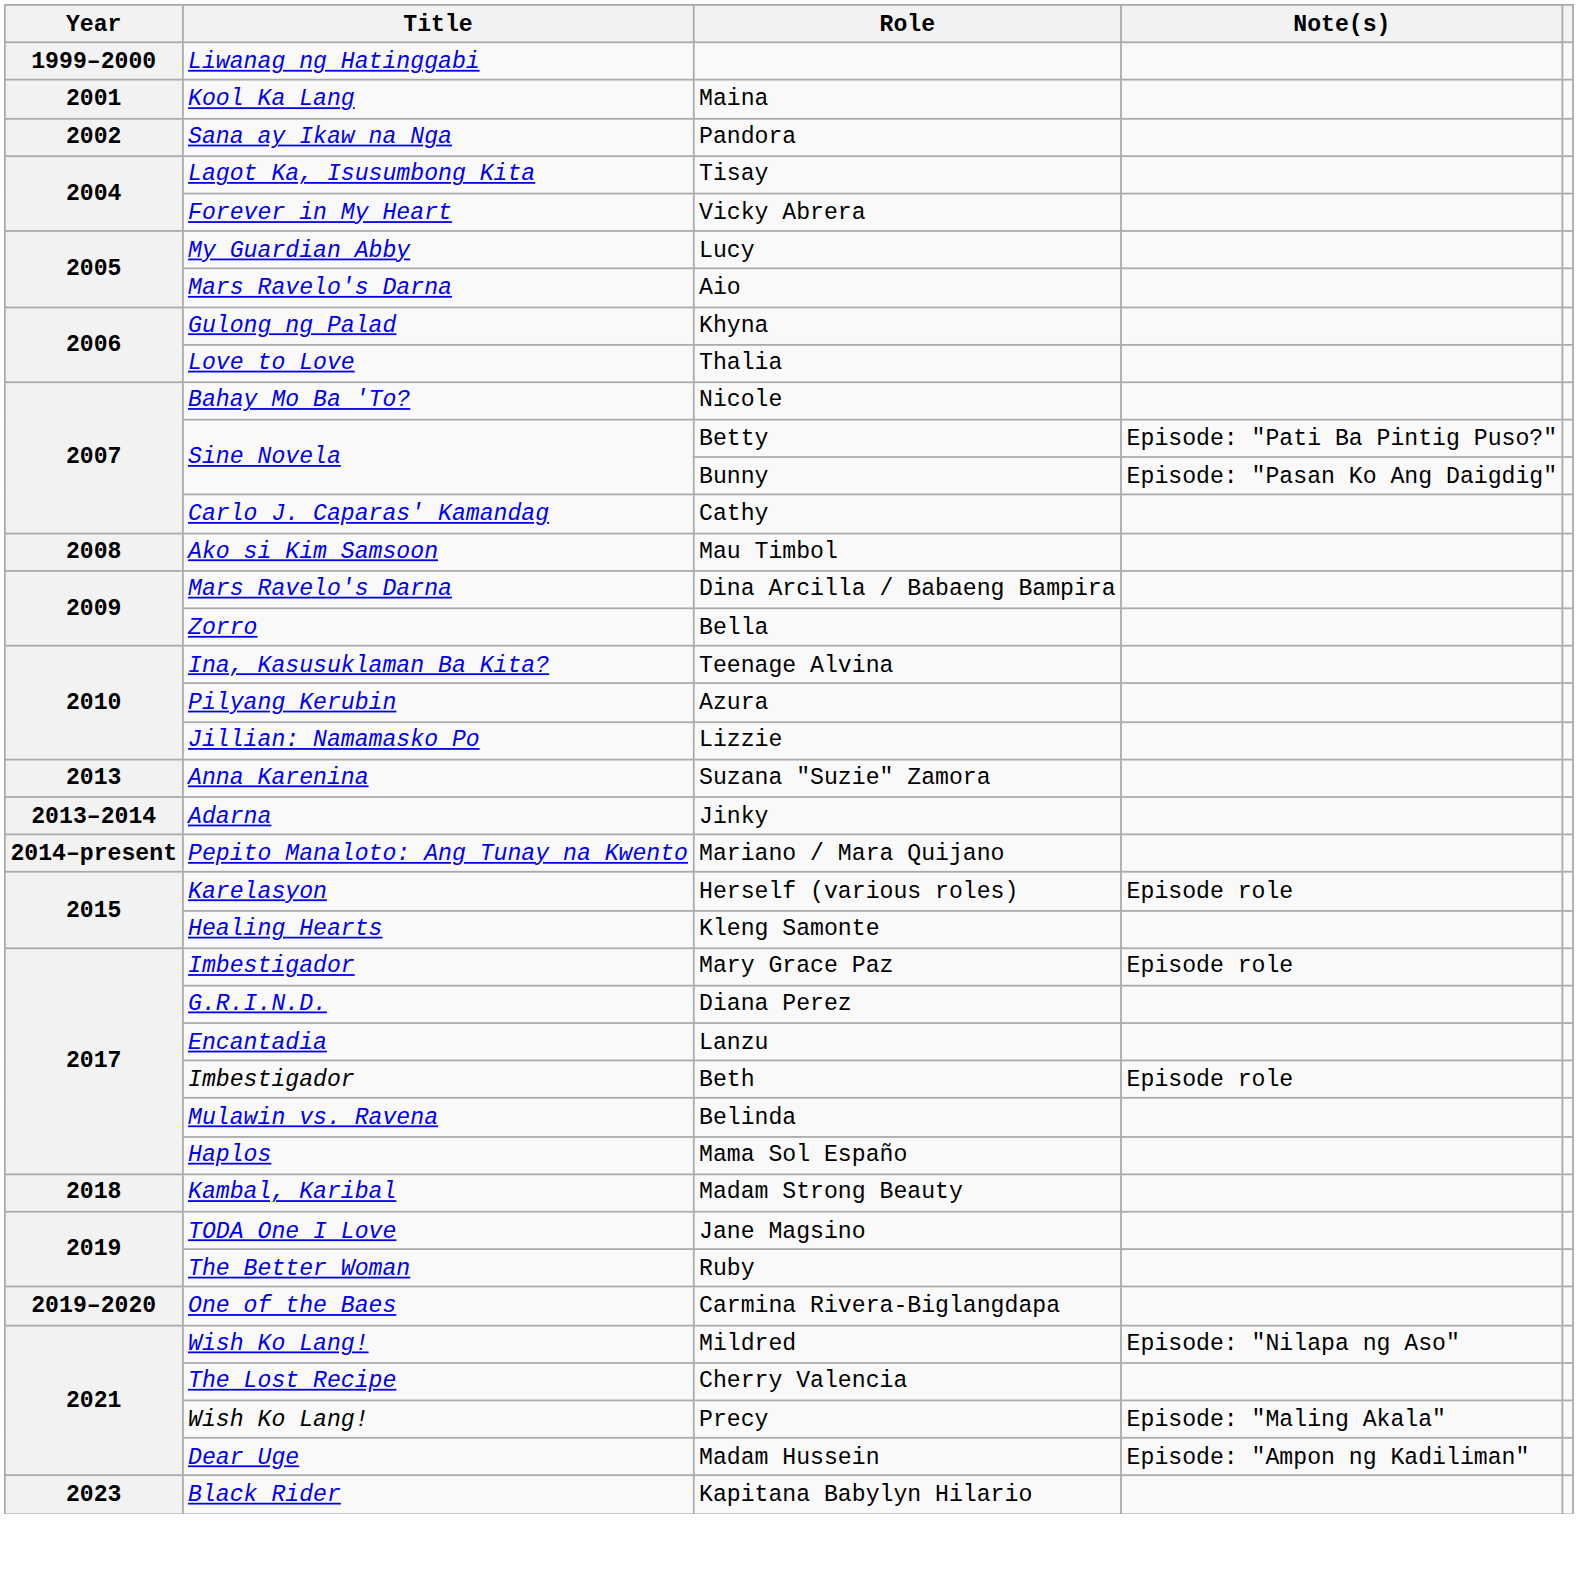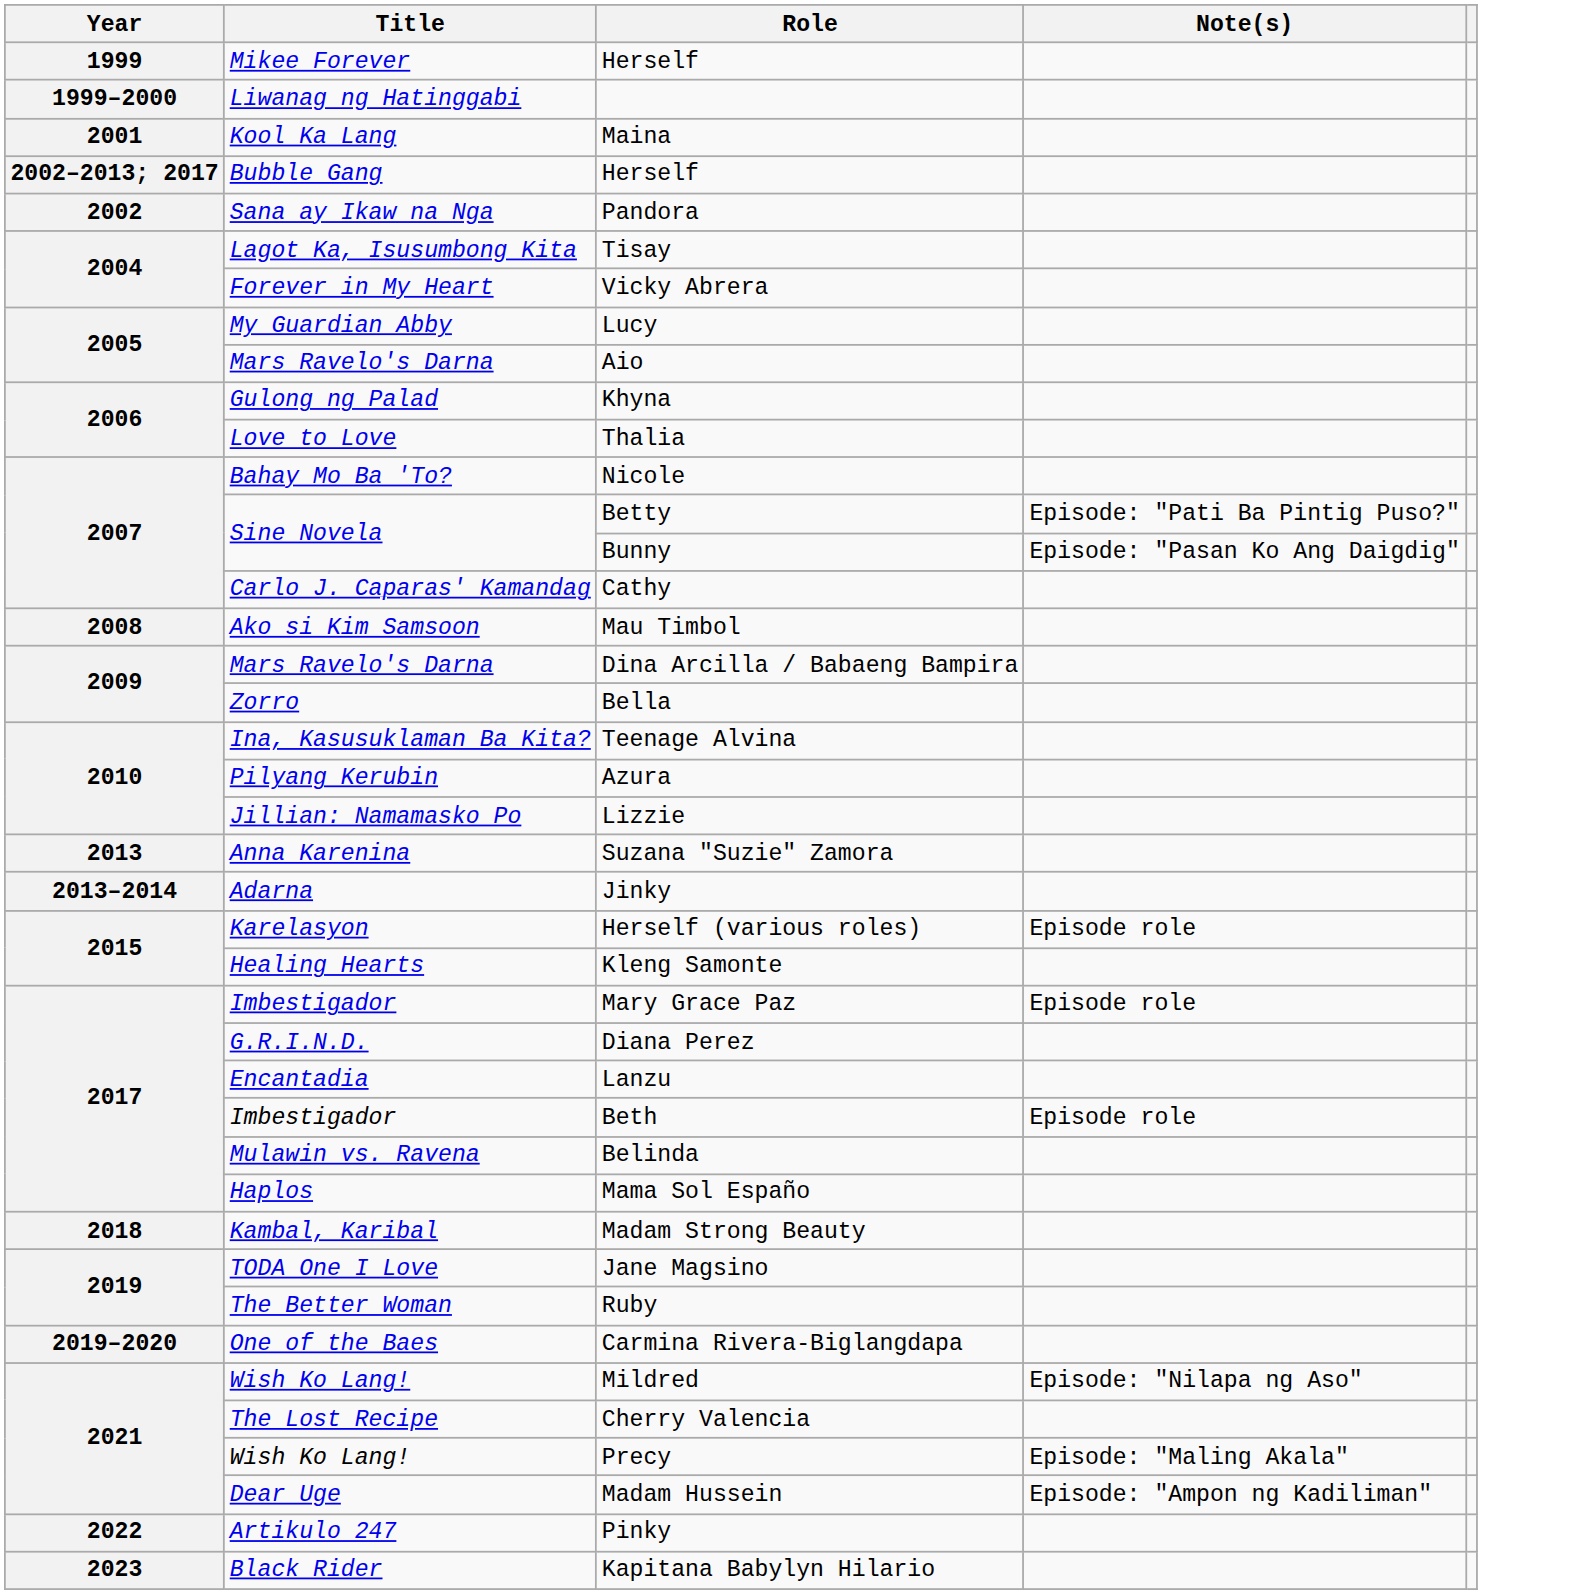+ row: (320, 61)
+ row: (306, 175)
- row: (438, 853)
+ row: (313, 1532)
